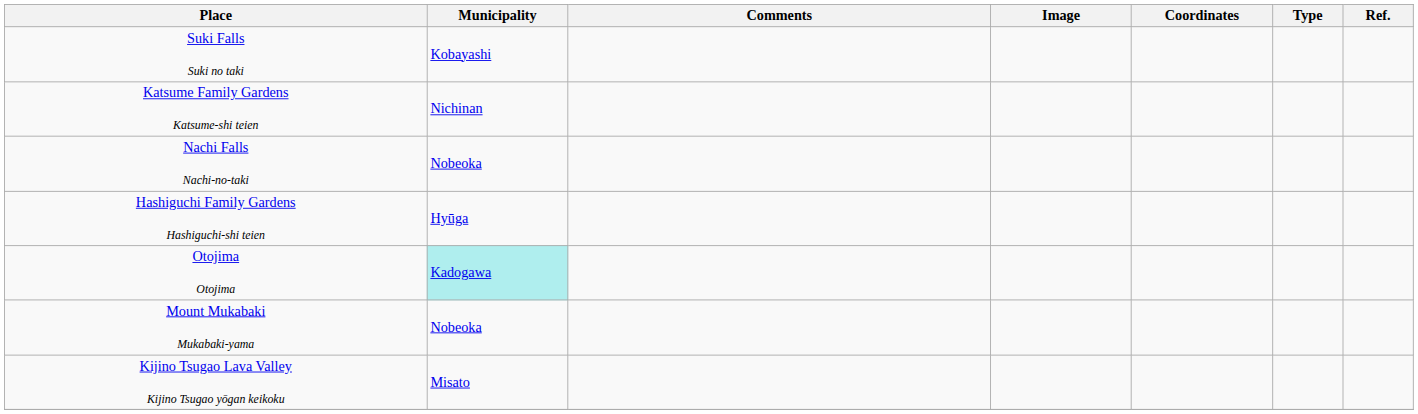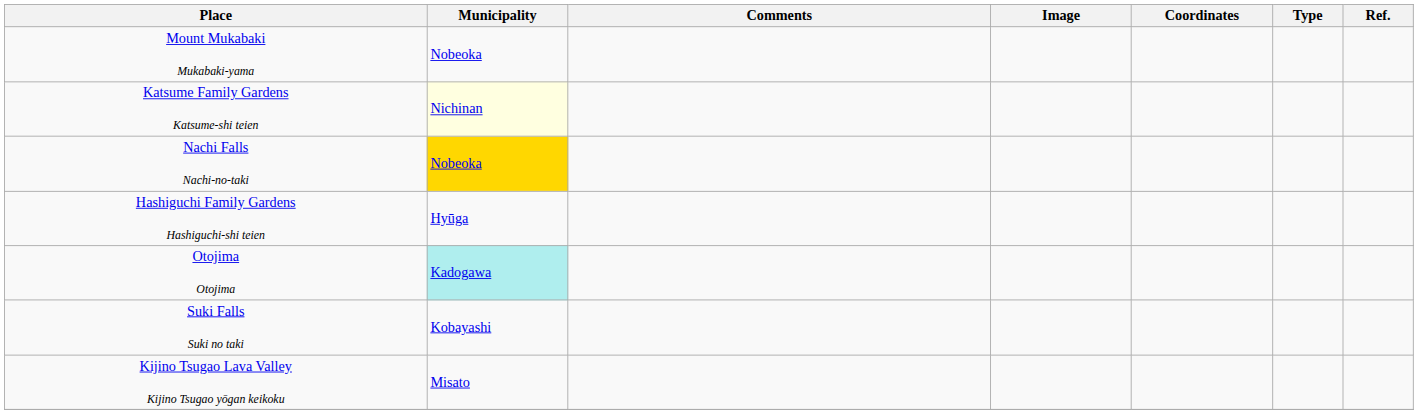rows swapped: (216, 54) <-> (216, 327)
(456, 109) no background -> (456, 109) lightyellow background
(456, 163) no background -> (456, 163) gold background
